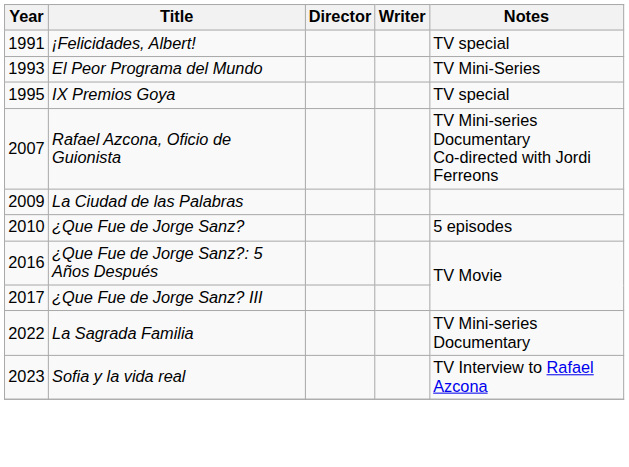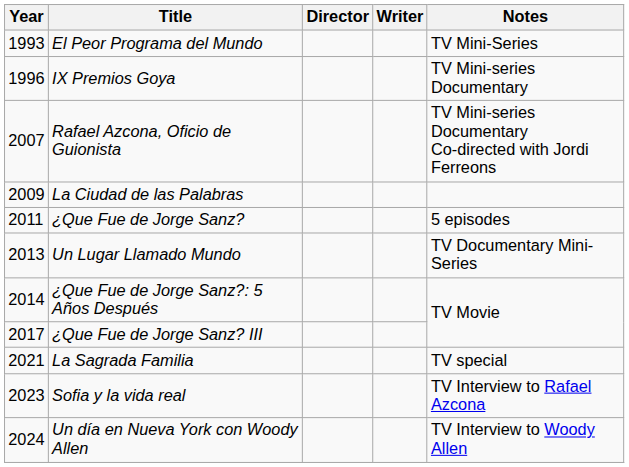- row: (124, 43)
(26, 95) 1995 -> (26, 78) 1996
(471, 95) TV special -> (483, 78) TV Mini-series Documentary
(26, 227) 2010 -> (26, 220) 2011
+ row: (146, 255)
(26, 262) 2016 -> (26, 299) 2014
(26, 333) 2022 -> (26, 360) 2021
(485, 333) TV Mini-series Documentary -> (469, 360) TV special
+ row: (175, 439)
